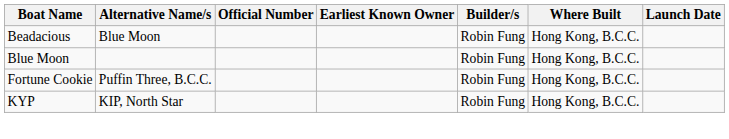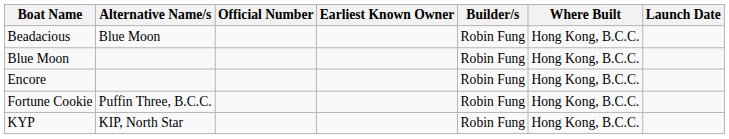+ row: (27, 79)
